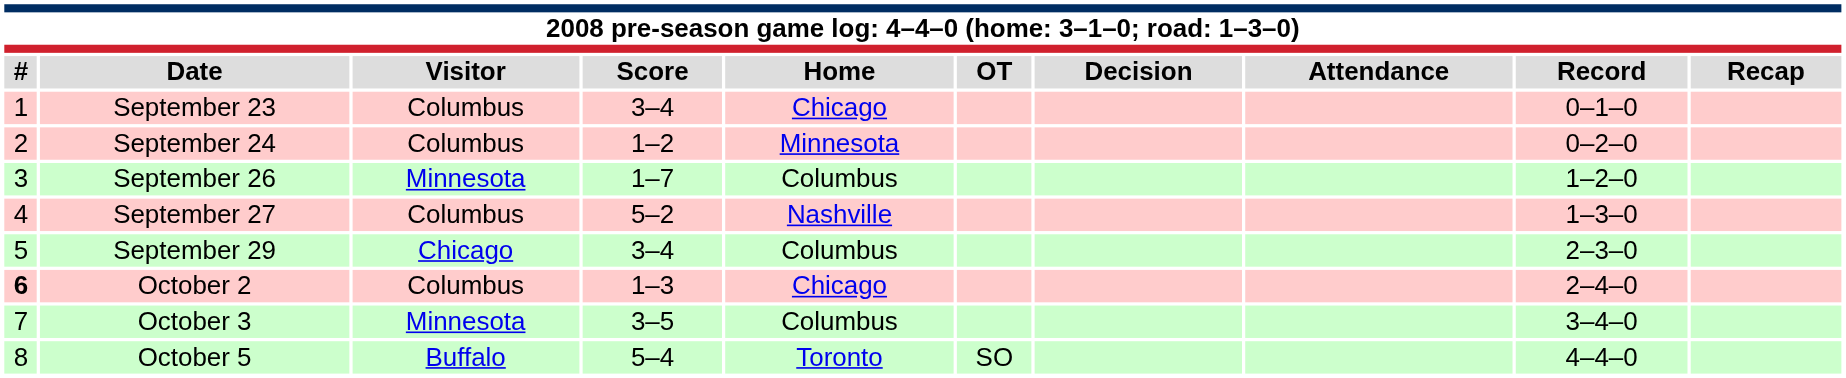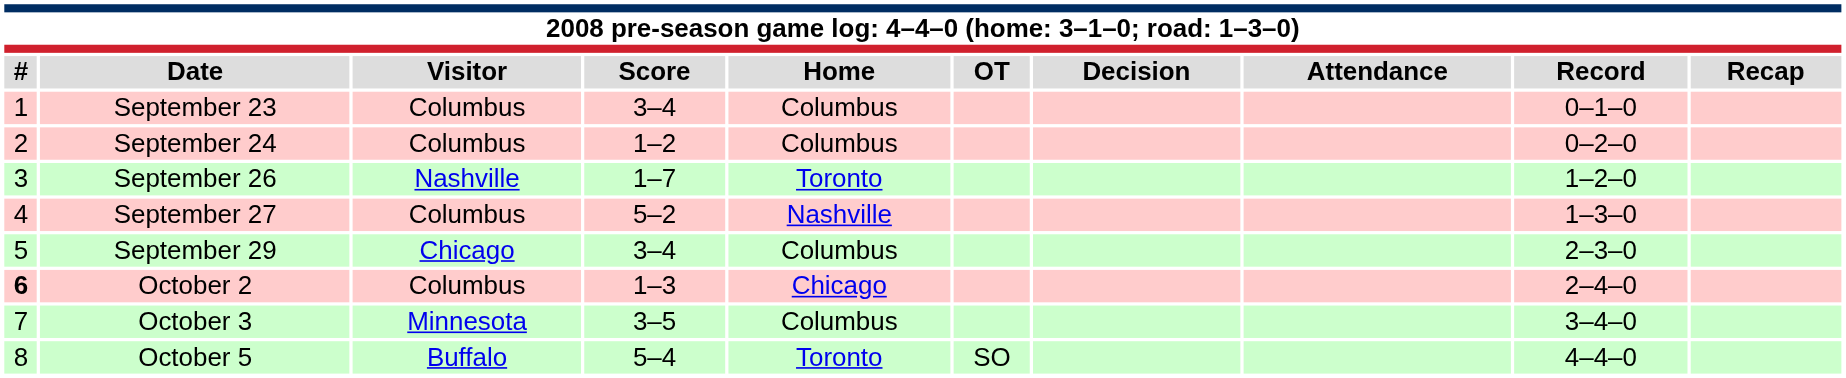(839, 107) Chicago -> (839, 107) Columbus
(839, 143) Minnesota -> (839, 143) Columbus
(466, 178) Minnesota -> (467, 178) Nashville
(839, 178) Columbus -> (839, 178) Toronto
